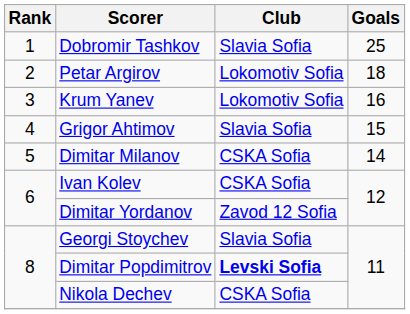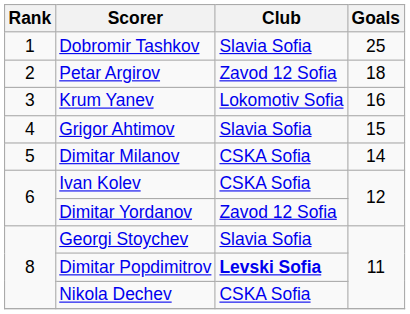(281, 73) Lokomotiv Sofia -> (278, 73) Zavod 12 Sofia
